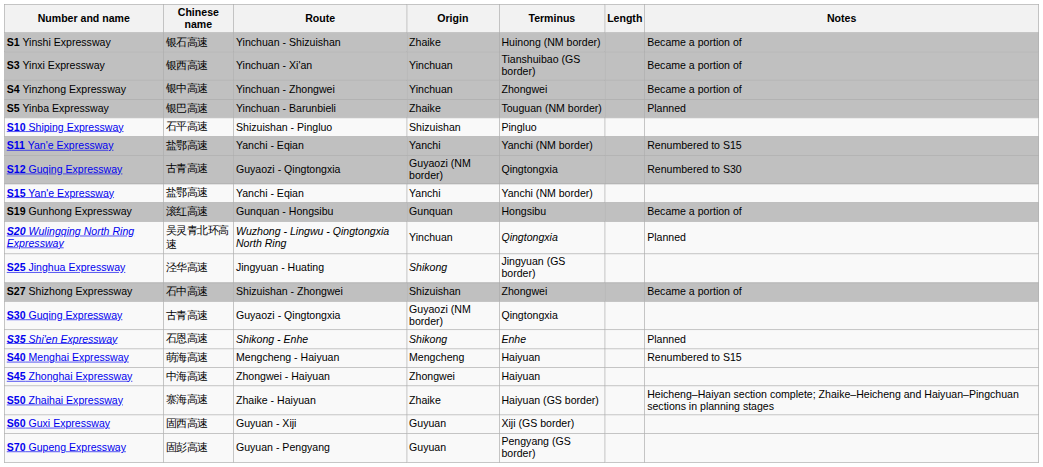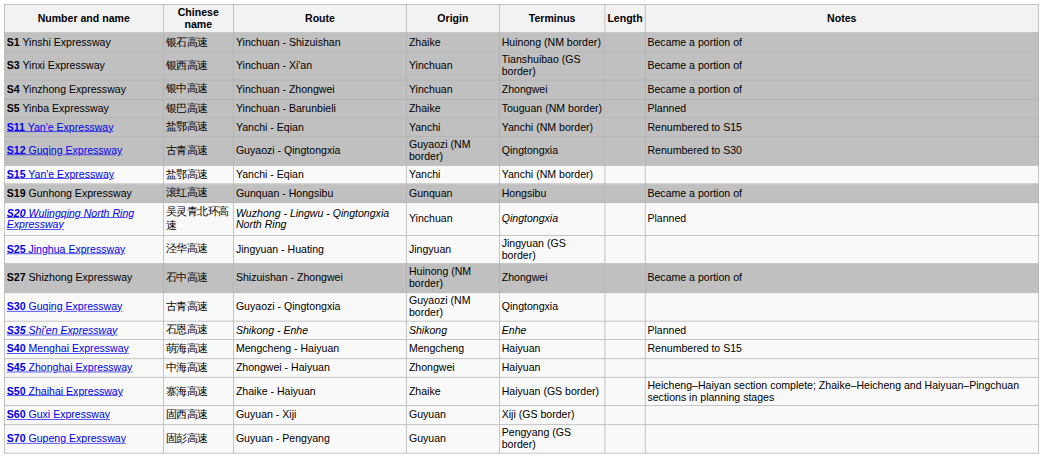- row: (65, 127)
(428, 268) Shikong -> (430, 249) Jingyuan
(435, 292) Shizuishan -> (440, 278) Huinong (NM border)
